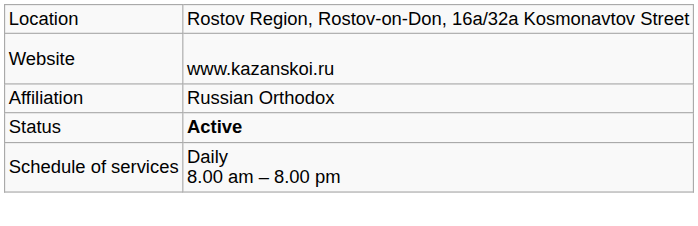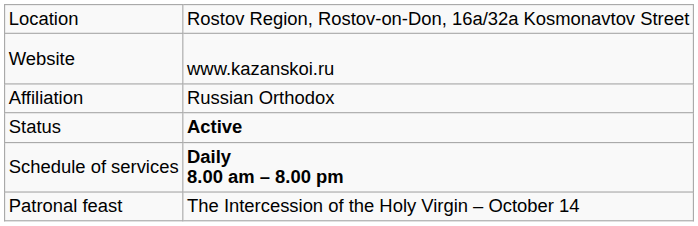(264, 166) normal -> (265, 166) bold
+ row: (66, 206)
